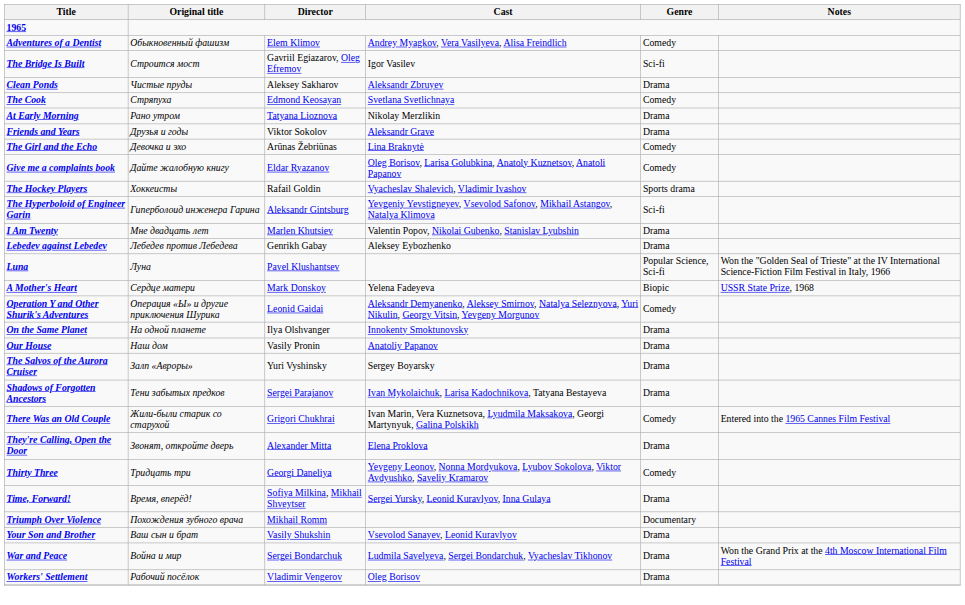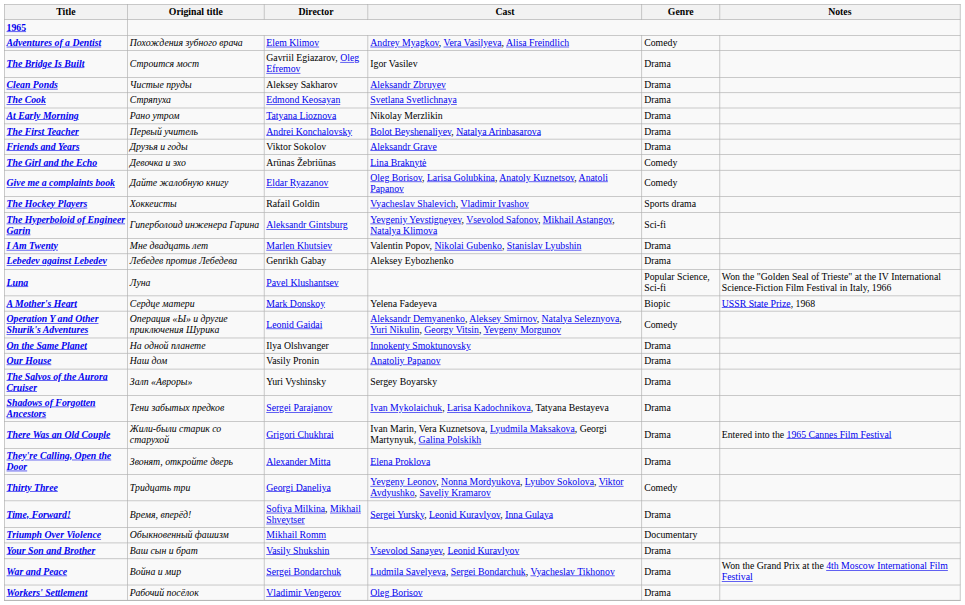(180, 43) Обыкновенный фашизм -> (186, 43) Похождения зубного врача
(654, 64) Sci-fi -> (657, 64) Drama
(659, 100) Comedy -> (657, 100) Drama
+ row: (43, 131)
(659, 419) Comedy -> (657, 435) Drama
(187, 519) Похождения зубного врача -> (179, 535) Обыкновенный фашизм
